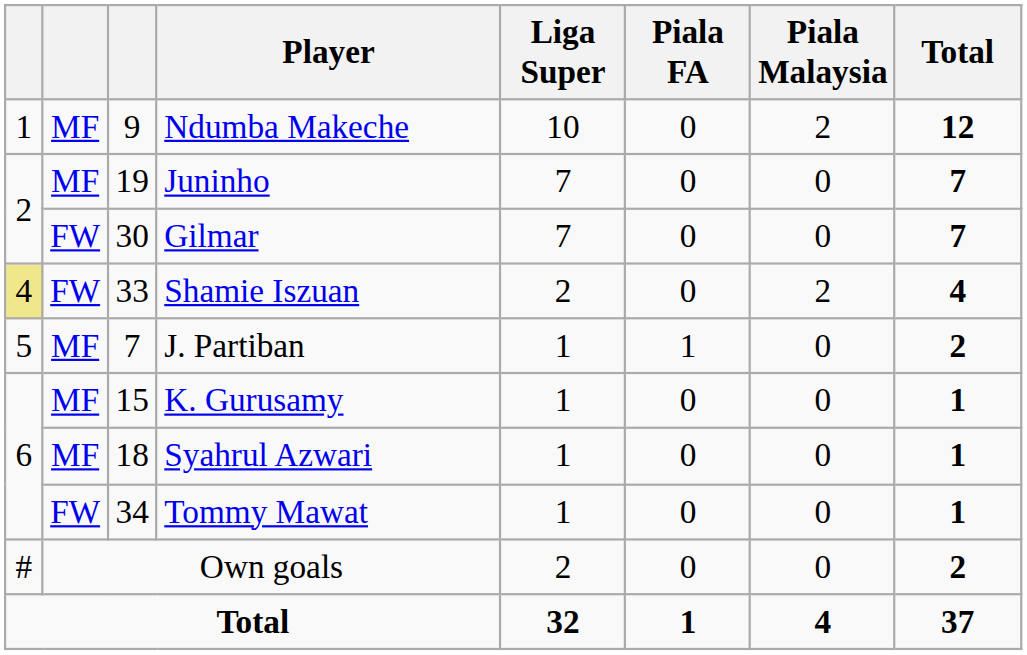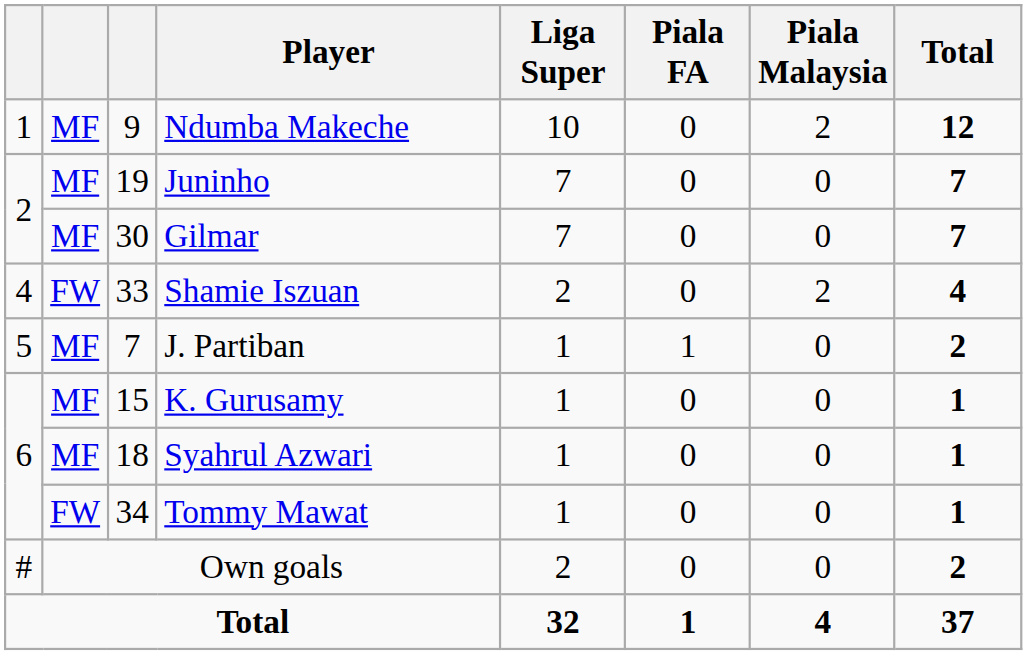(75, 236) FW -> (75, 236) MF
(24, 291) khaki background -> (24, 291) no background
